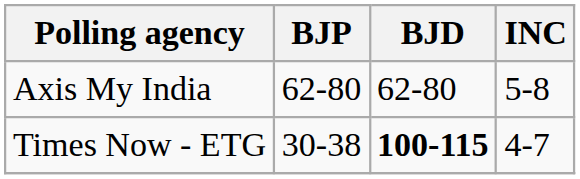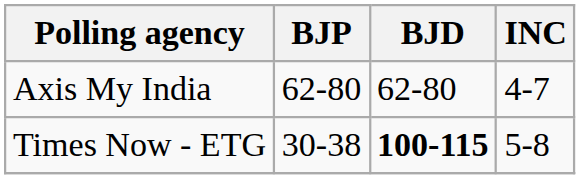(527, 88) 5-8 -> (527, 88) 4-7
(527, 145) 4-7 -> (527, 145) 5-8
